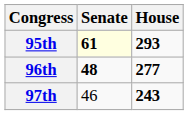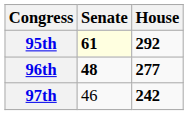(148, 43) 293 -> (148, 43) 292
(148, 95) 243 -> (148, 95) 242
